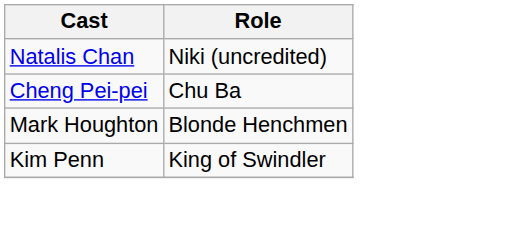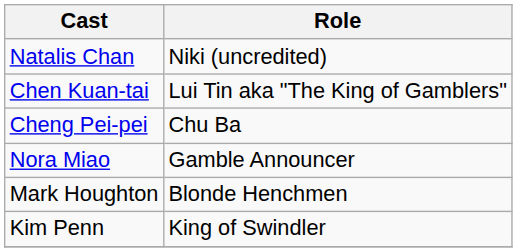+ row: (79, 90)
+ row: (60, 159)
